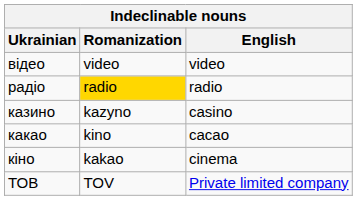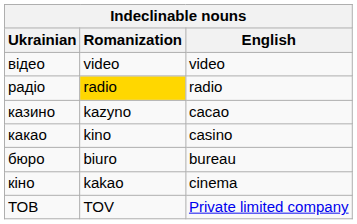(211, 111) casino -> (209, 111) cacao
(209, 135) cacao -> (211, 135) casino
+ row: (26, 159)
